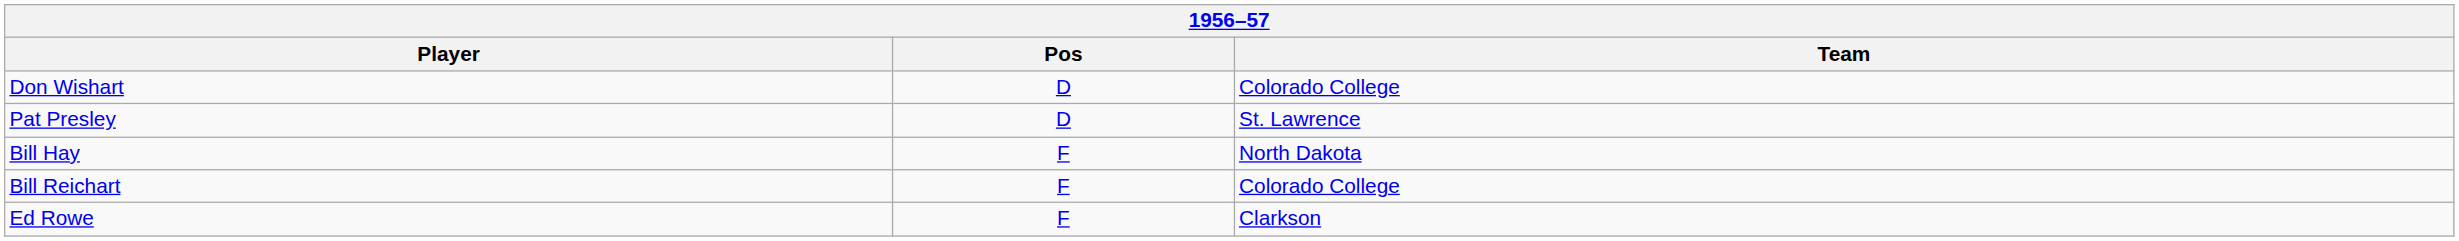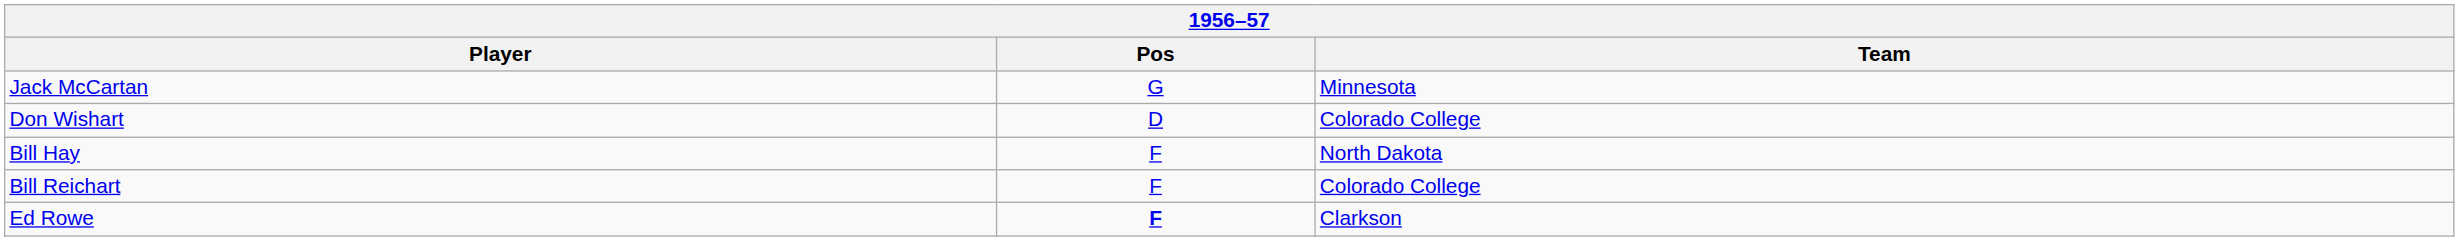+ row: (79, 86)
- row: (63, 119)
(1063, 218) normal -> (1156, 218) bold
